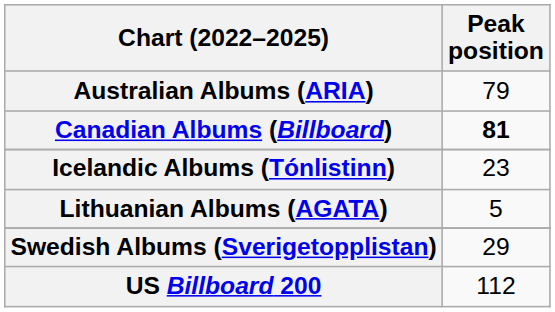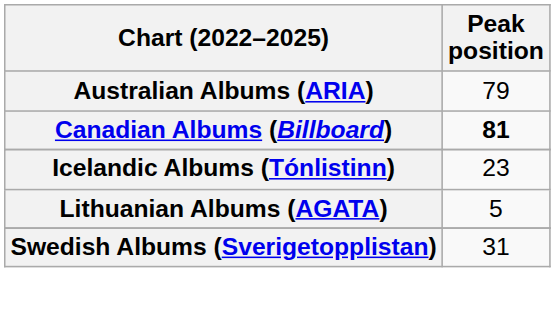(496, 247) 29 -> (496, 247) 31
- row: (224, 286)
